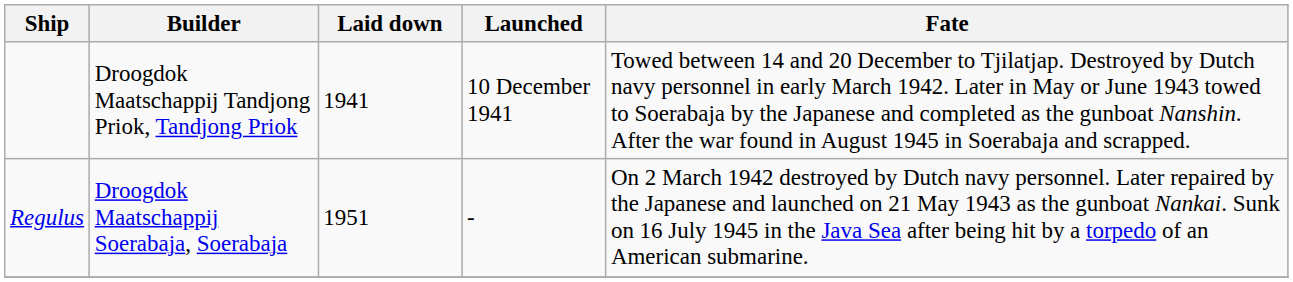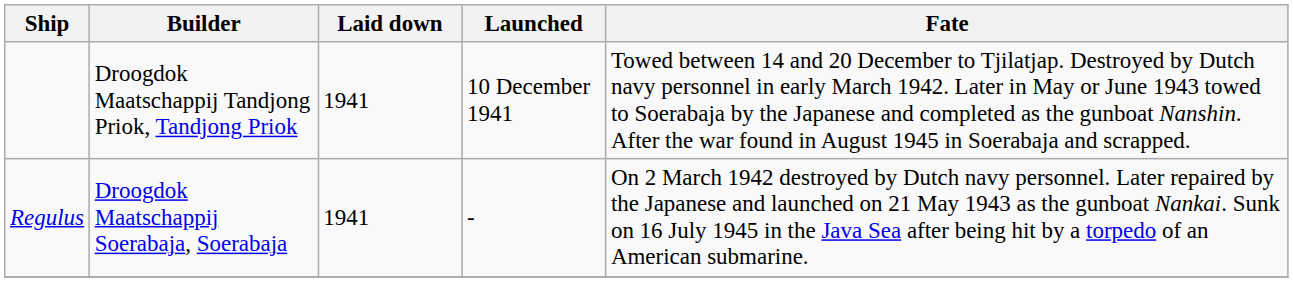(346, 217) 1951 -> (346, 217) 1941
